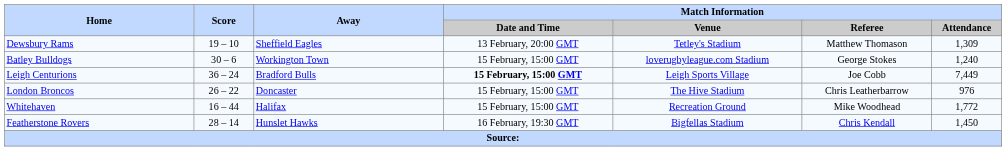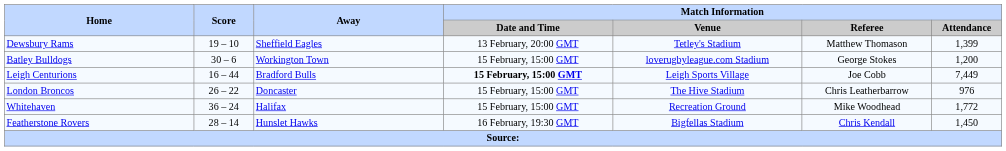(967, 43) 1,309 -> (967, 43) 1,399
(967, 59) 1,240 -> (967, 59) 1,200
(224, 75) 36 – 24 -> (224, 75) 16 – 44
(224, 106) 16 – 44 -> (224, 106) 36 – 24
